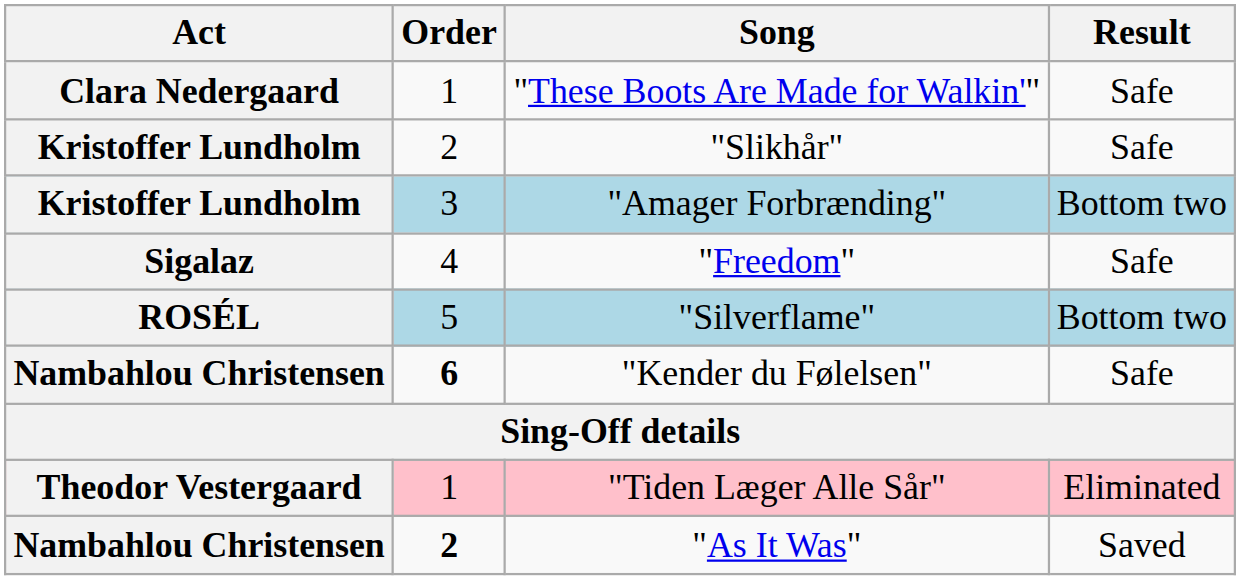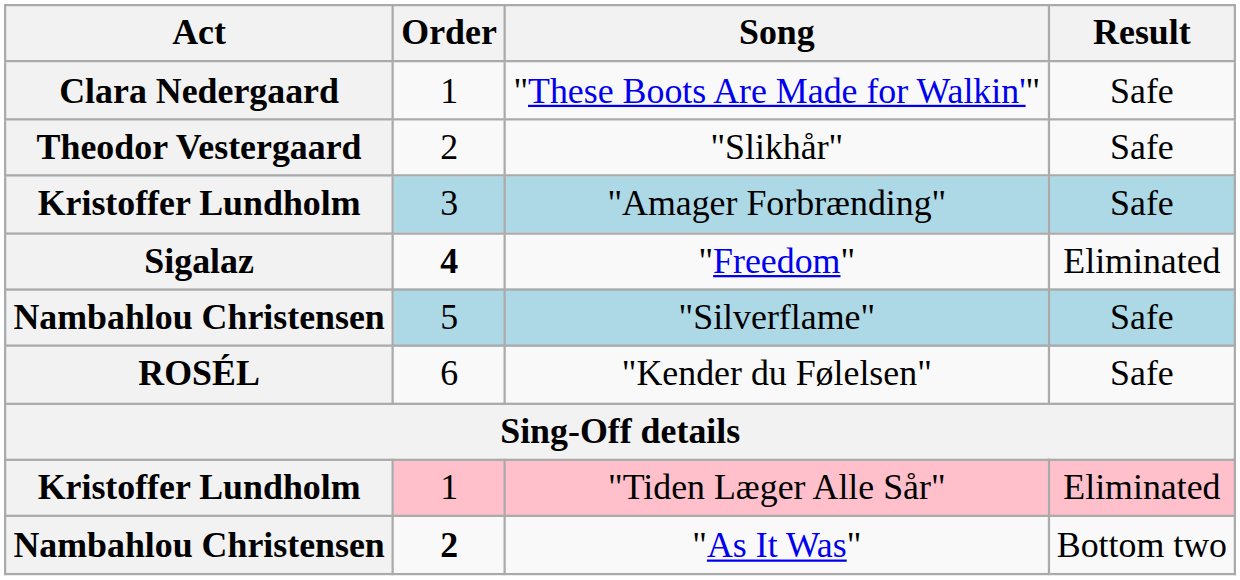(199, 146) Kristoffer Lundholm -> (199, 146) Theodor Vestergaard
(1142, 203) Bottom two -> (1142, 203) Safe
(449, 260) normal -> (449, 260) bold
(1142, 260) Safe -> (1142, 260) Eliminated
(199, 317) ROSÉL -> (199, 317) Nambahlou Christensen
(1142, 317) Bottom two -> (1142, 317) Safe
(199, 373) Nambahlou Christensen -> (199, 373) ROSÉL
(449, 373) bold -> (449, 373) normal
(199, 487) Theodor Vestergaard -> (199, 487) Kristoffer Lundholm
(1142, 544) Saved -> (1142, 544) Bottom two
